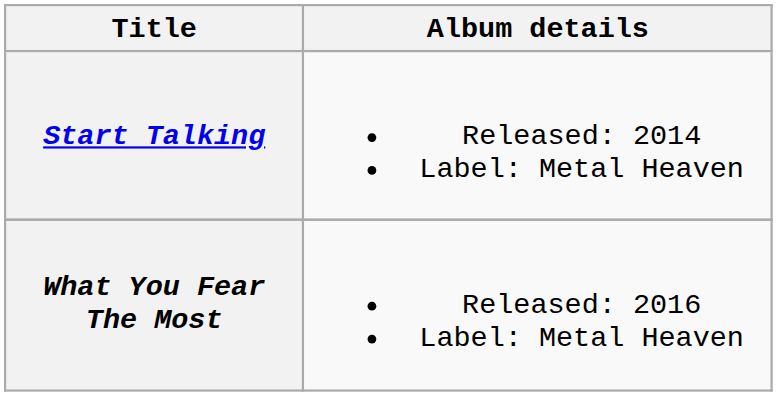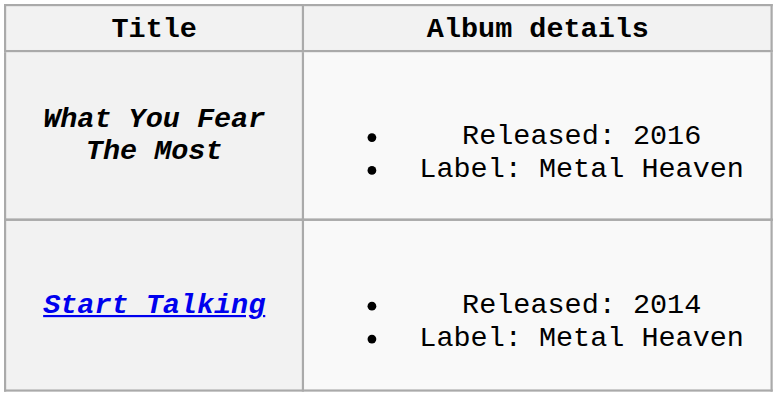rows swapped: (154, 136) <-> (154, 305)
